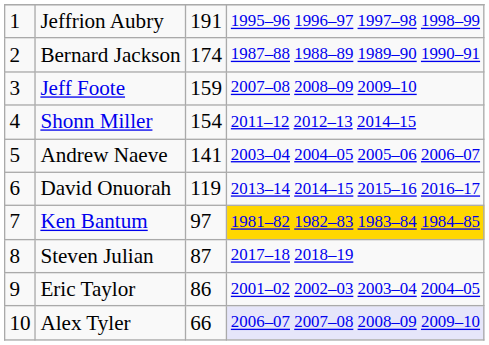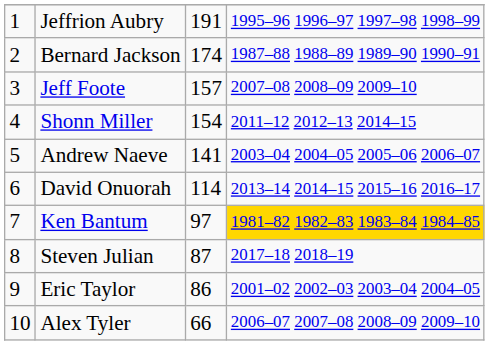(206, 88) 159 -> (206, 88) 157
(206, 188) 119 -> (206, 188) 114
(355, 322) lavender background -> (355, 322) no background
